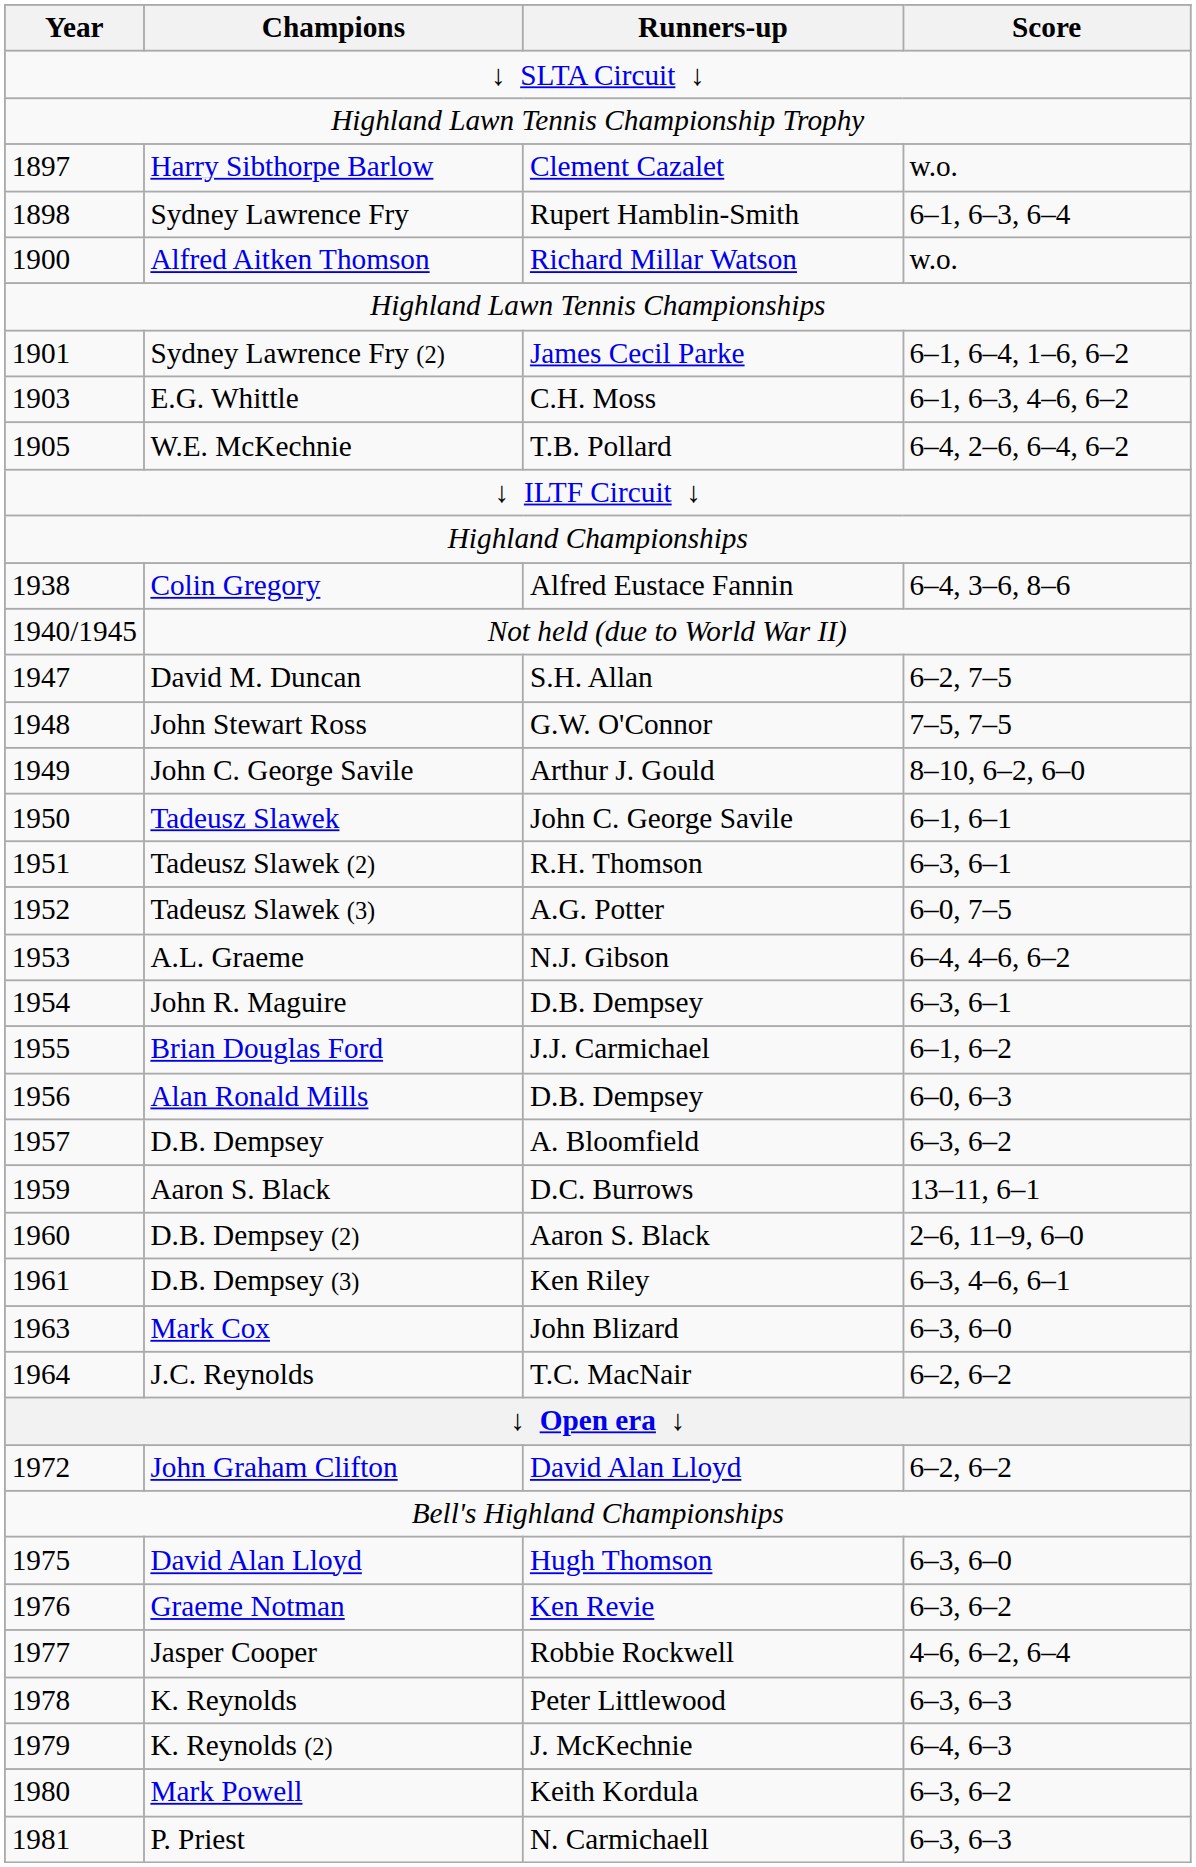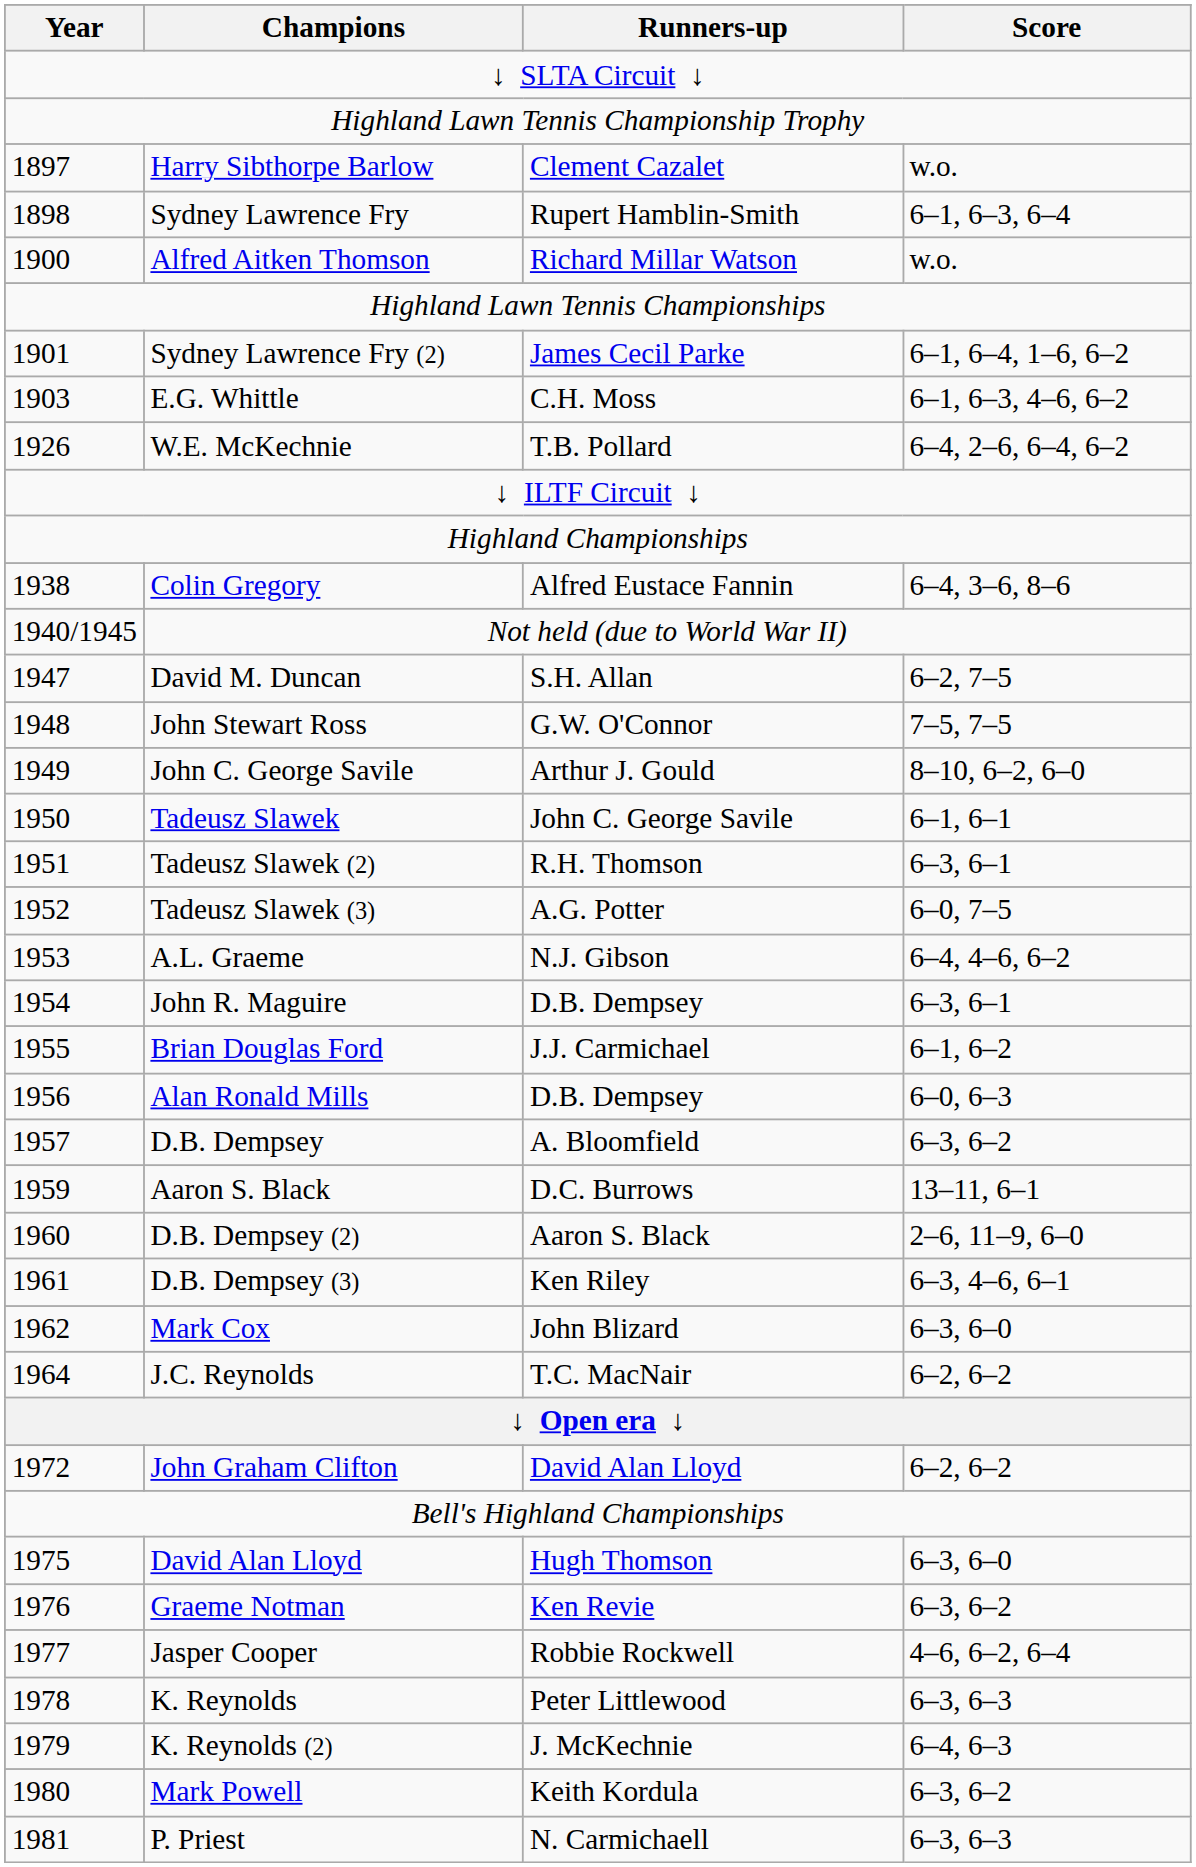(41, 445) 1905 -> (41, 445) 1926
(41, 1327) 1963 -> (41, 1327) 1962
